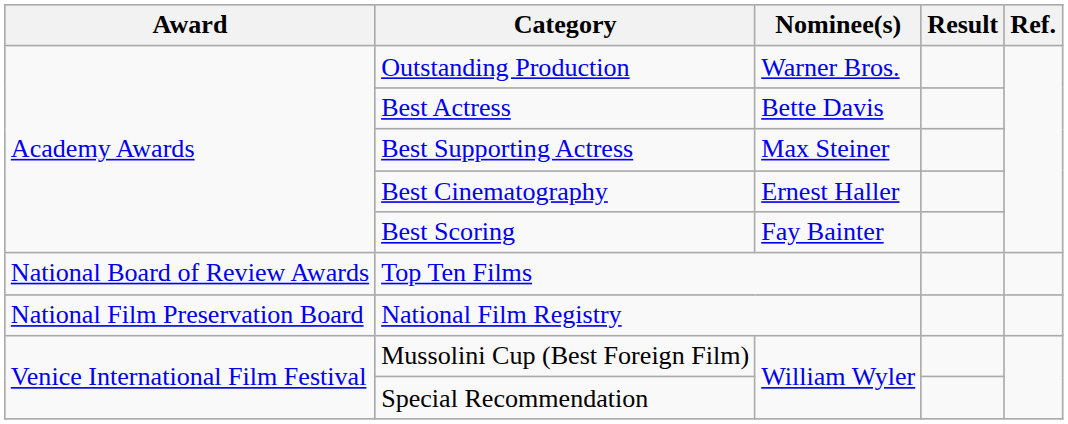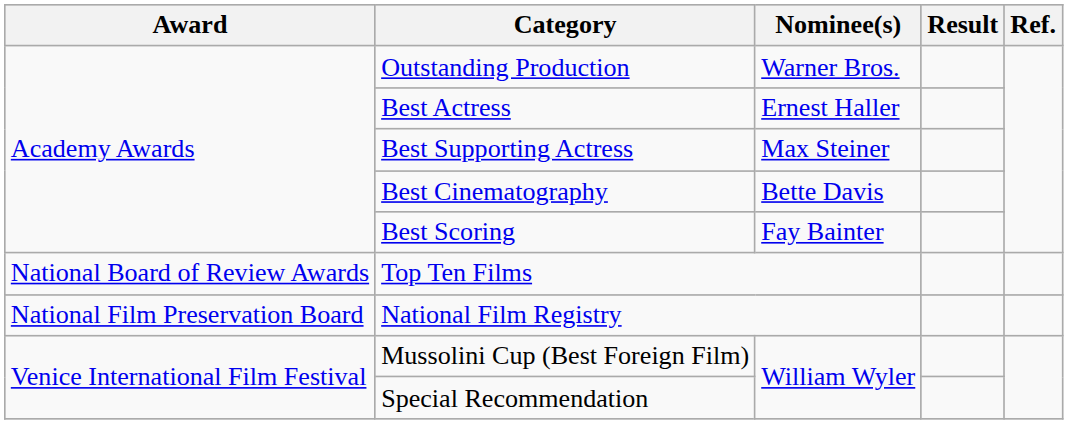(822, 107) Bette Davis -> (830, 107) Ernest Haller
(830, 190) Ernest Haller -> (822, 190) Bette Davis
